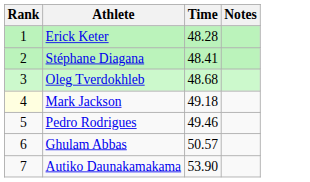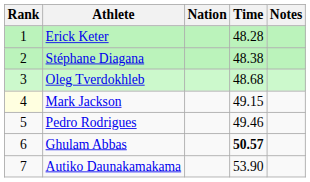+ column: (207, 15)
(203, 58) 48.41 -> (248, 58) 48.38
(203, 101) 49.18 -> (248, 101) 49.15
(203, 144) normal -> (248, 144) bold
